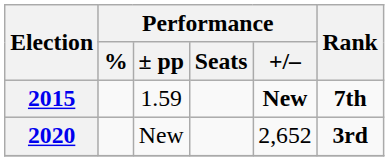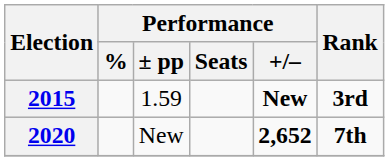(350, 98) 7th -> (350, 98) 3rd
(285, 135) normal -> (285, 135) bold
(350, 135) 3rd -> (350, 135) 7th
